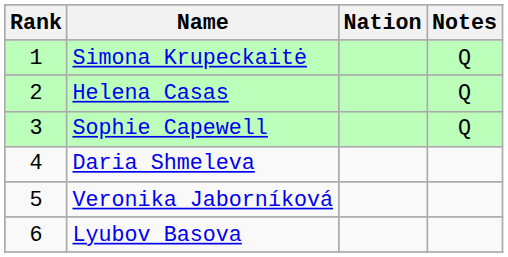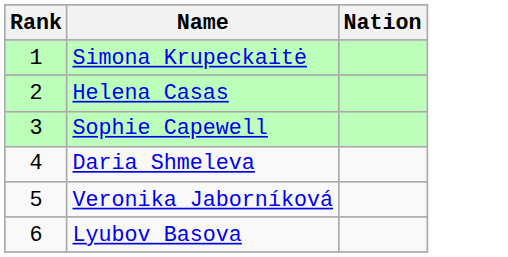- column: (464, 23)
